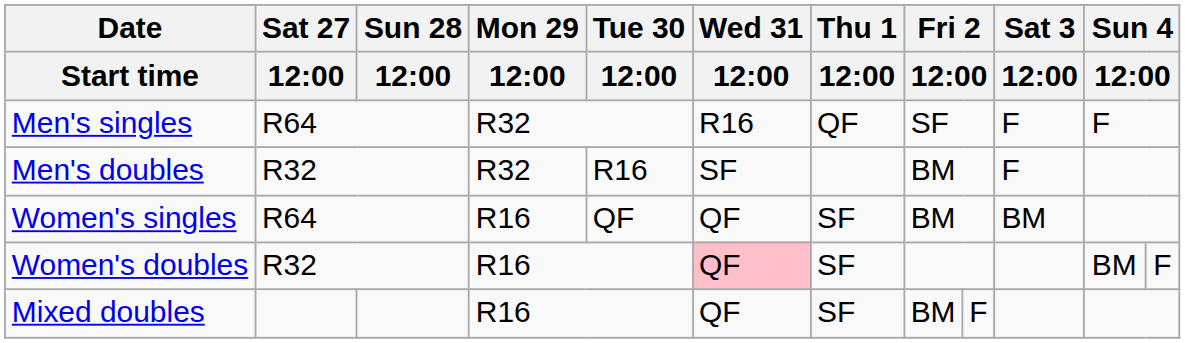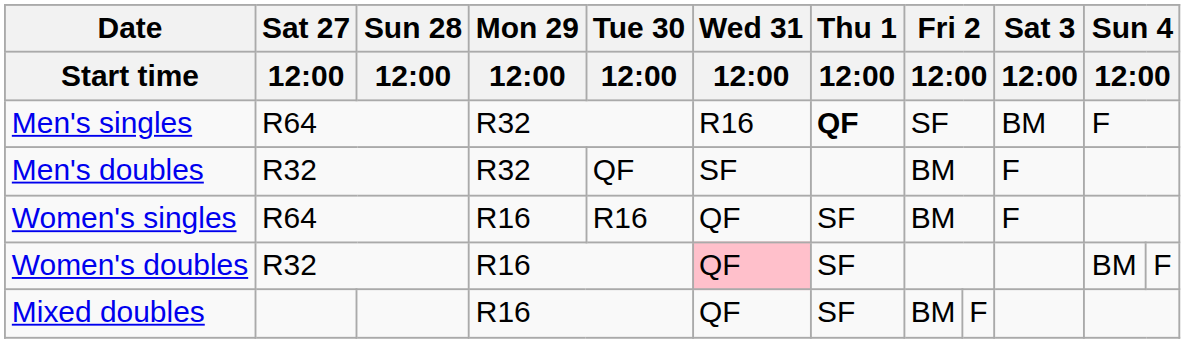(838, 123) normal -> (838, 123) bold
(1011, 123) F -> (1024, 123) BM
(620, 170) R16 -> (613, 170) QF
(613, 218) QF -> (620, 218) R16
(1024, 218) BM -> (1011, 218) F
